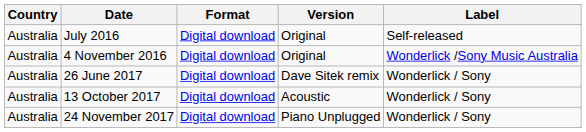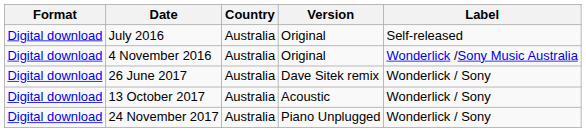columns swapped: (33, 14) <-> (228, 14)
